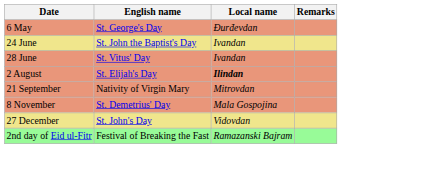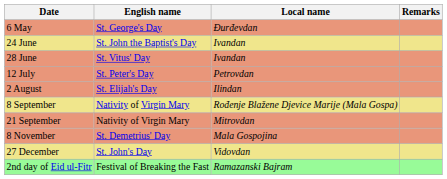+ row: (21, 74)
(228, 74) bold -> (228, 89) normal
+ row: (31, 105)
